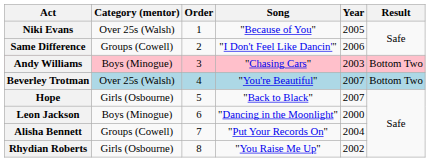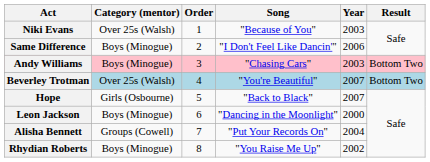(354, 30) 2005 -> (354, 30) 2003
(137, 47) Groups (Cowell) -> (137, 47) Boys (Minogue)
(137, 149) Girls (Osbourne) -> (137, 149) Boys (Minogue)
